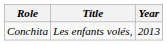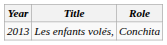columns swapped: (149, 13) <-> (27, 13)
